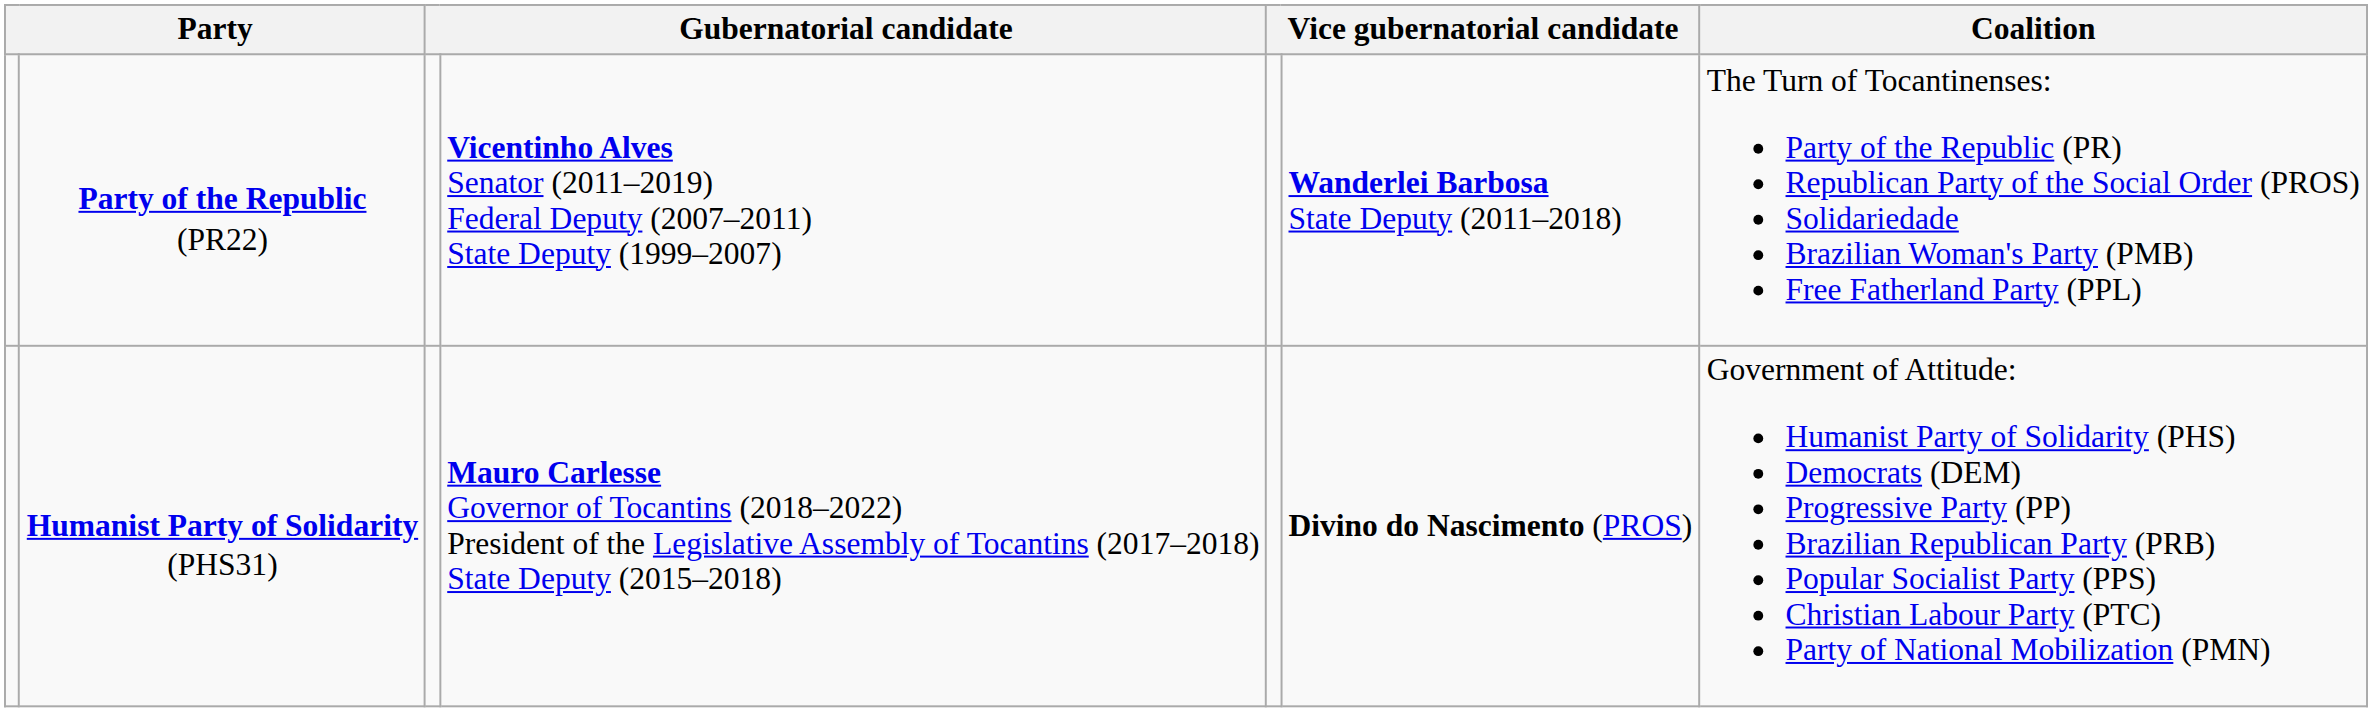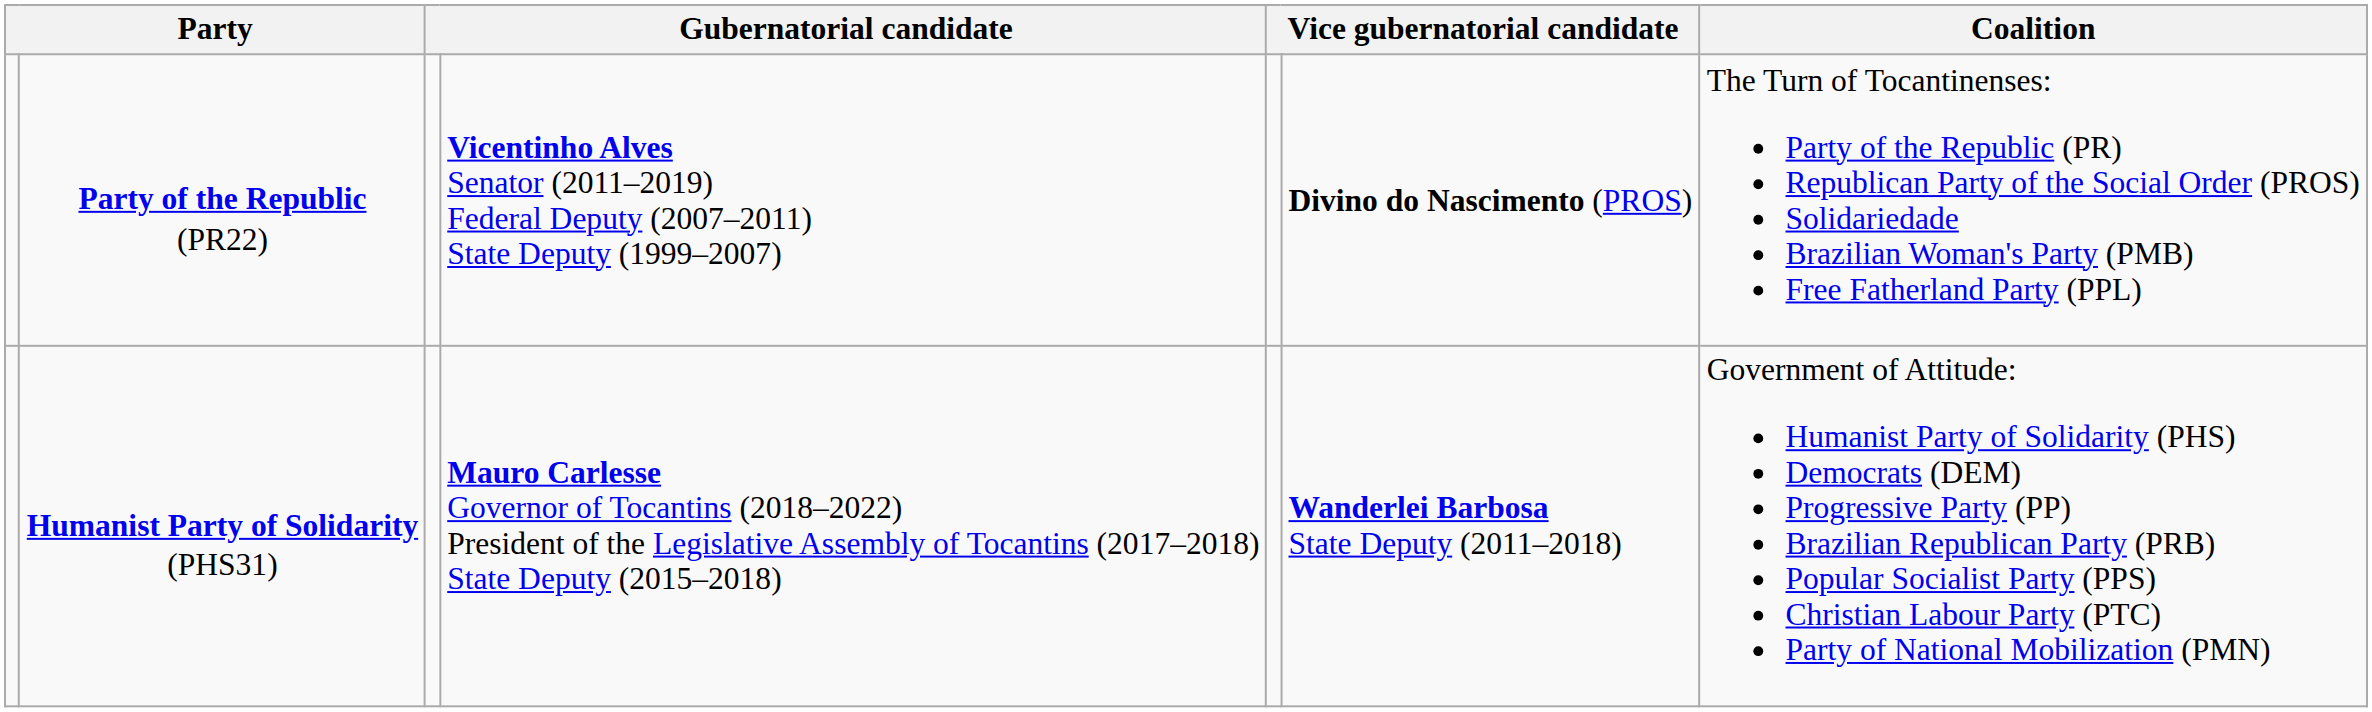(1455, 199) Wanderlei Barbosa State Deputy (2011–2018) -> (1490, 199) Divino do Nascimento (PROS)
(1490, 525) Divino do Nascimento (PROS) -> (1455, 525) Wanderlei Barbosa State Deputy (2011–2018)
